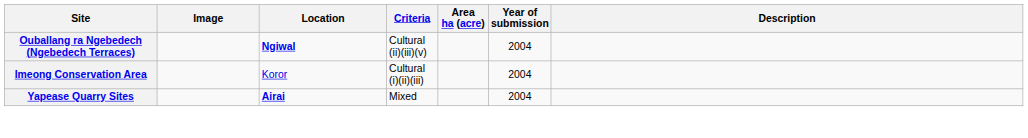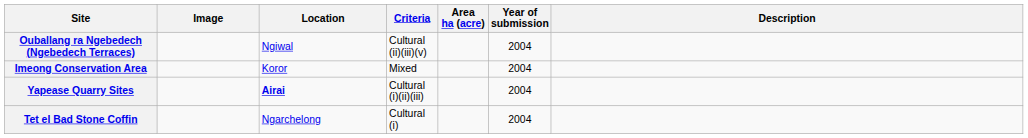(279, 46) bold -> (277, 46) normal
(407, 74) Cultural (i)(ii)(iii) -> (403, 69) Mixed
(403, 97) Mixed -> (407, 91) Cultural (i)(ii)(iii)
+ row: (81, 119)
